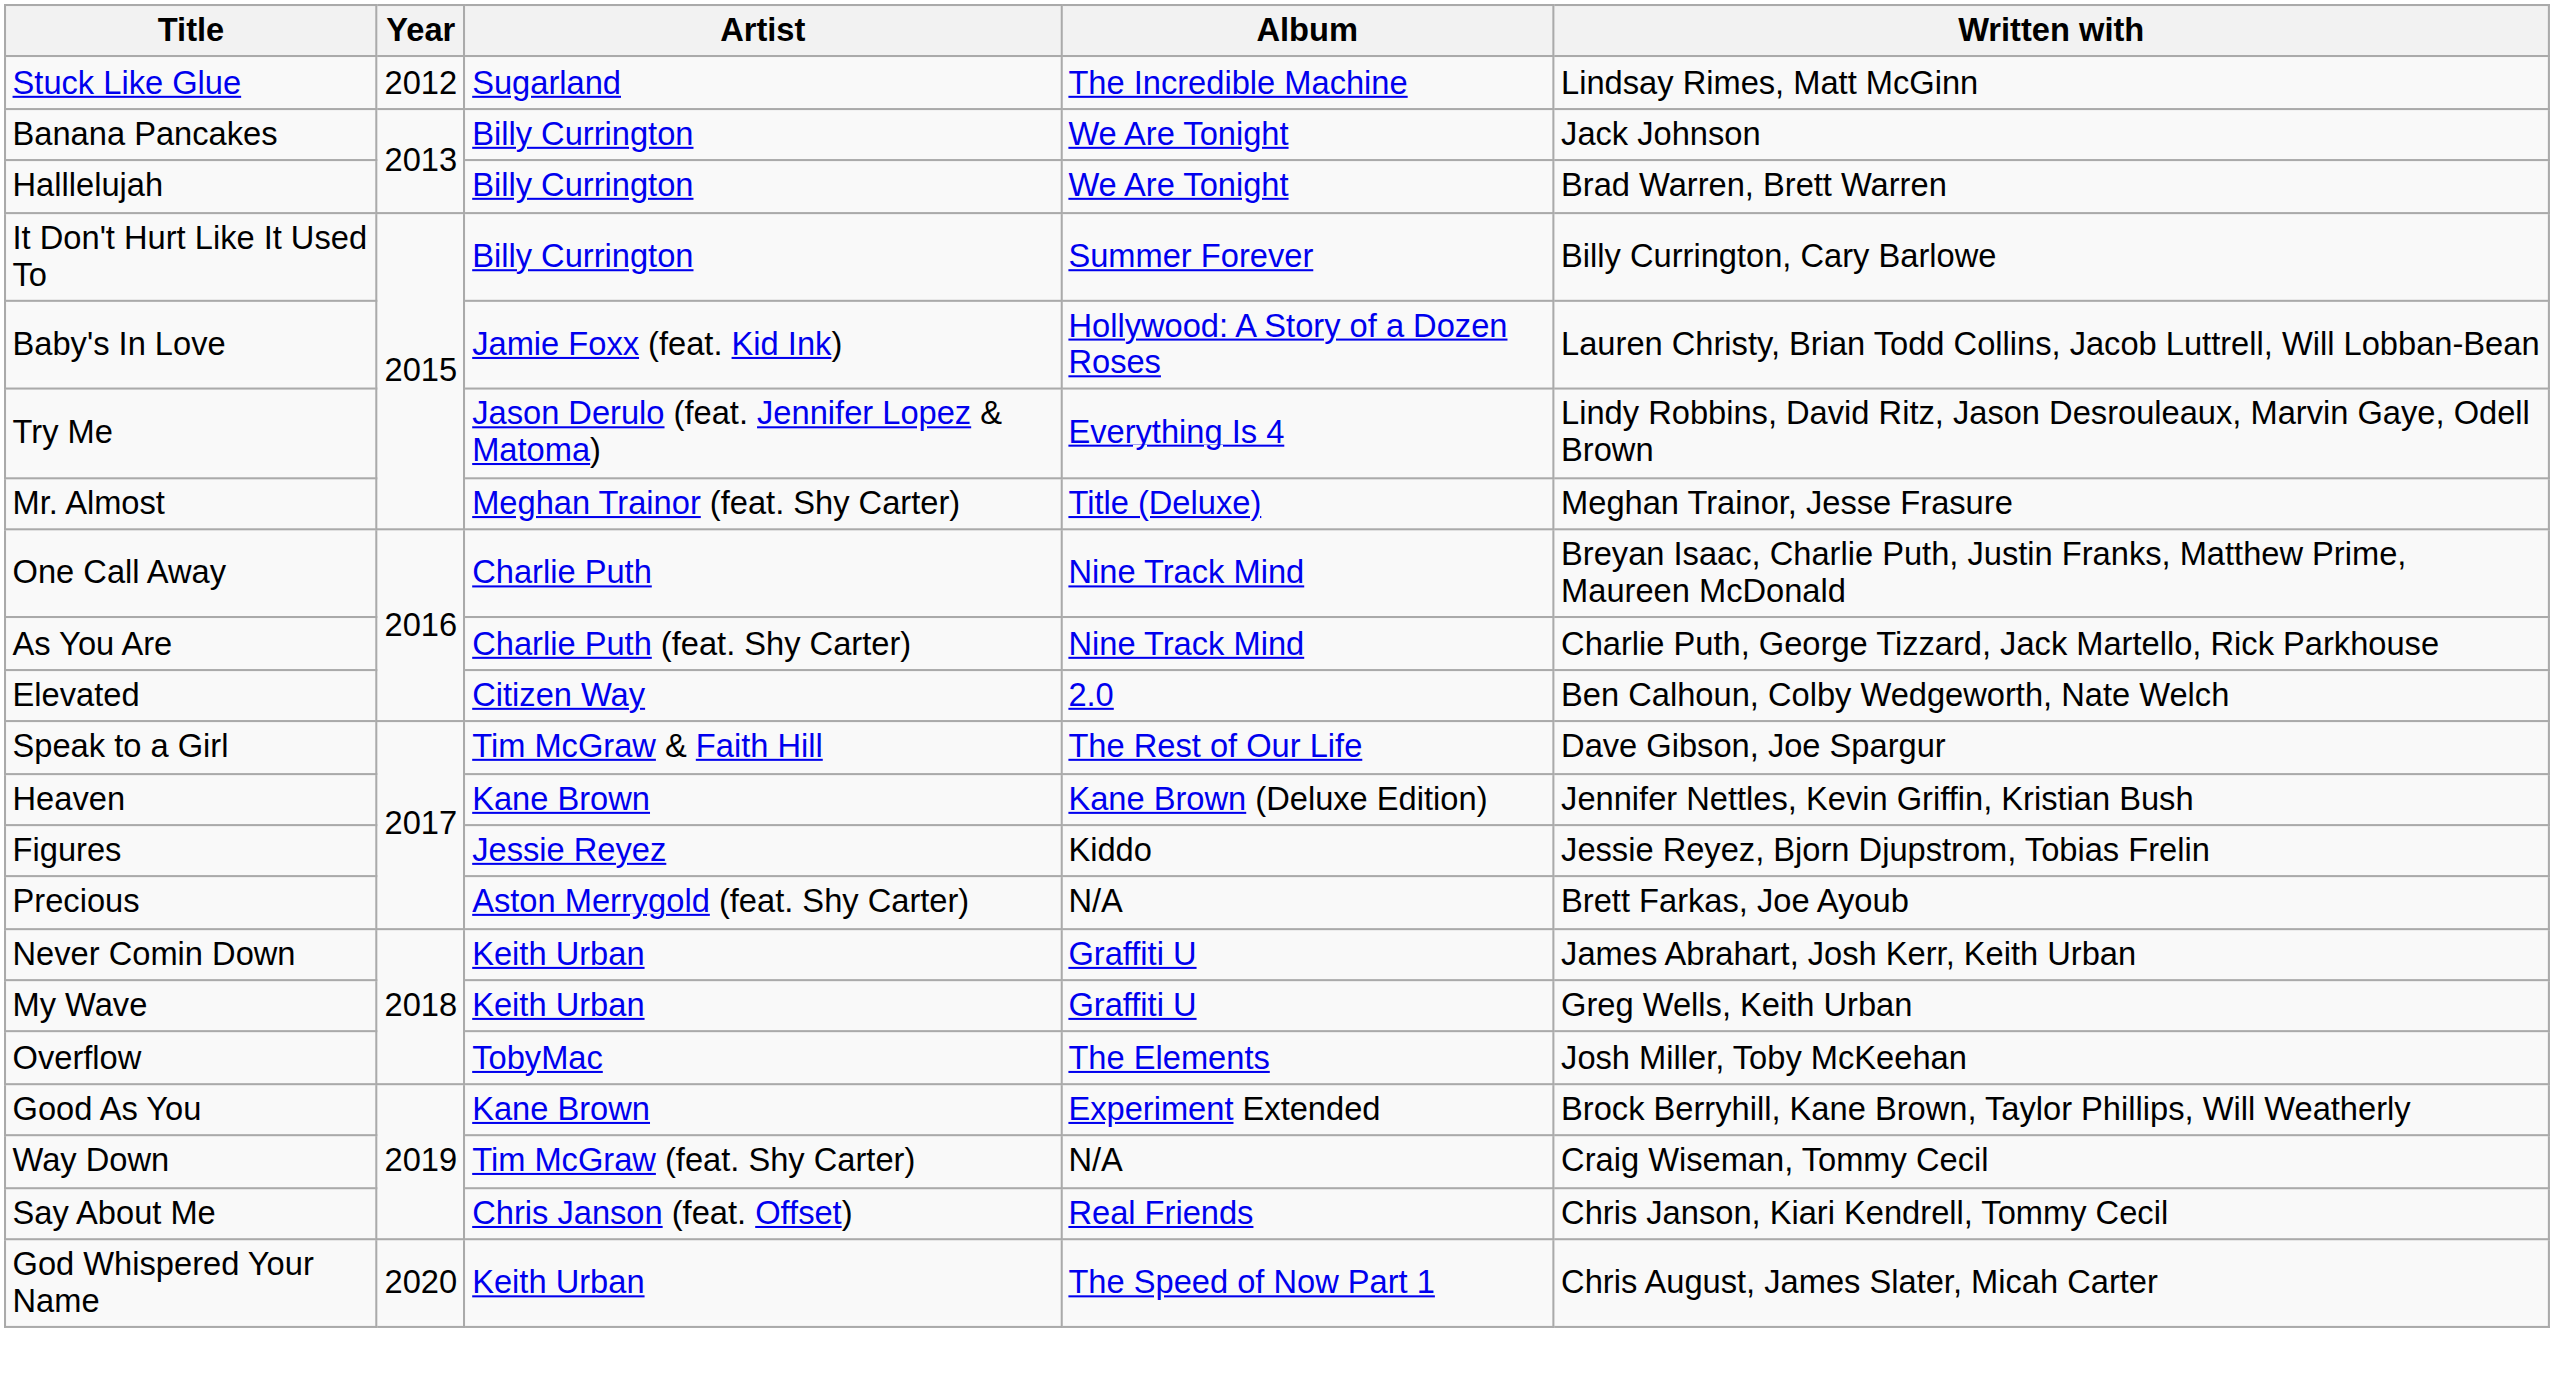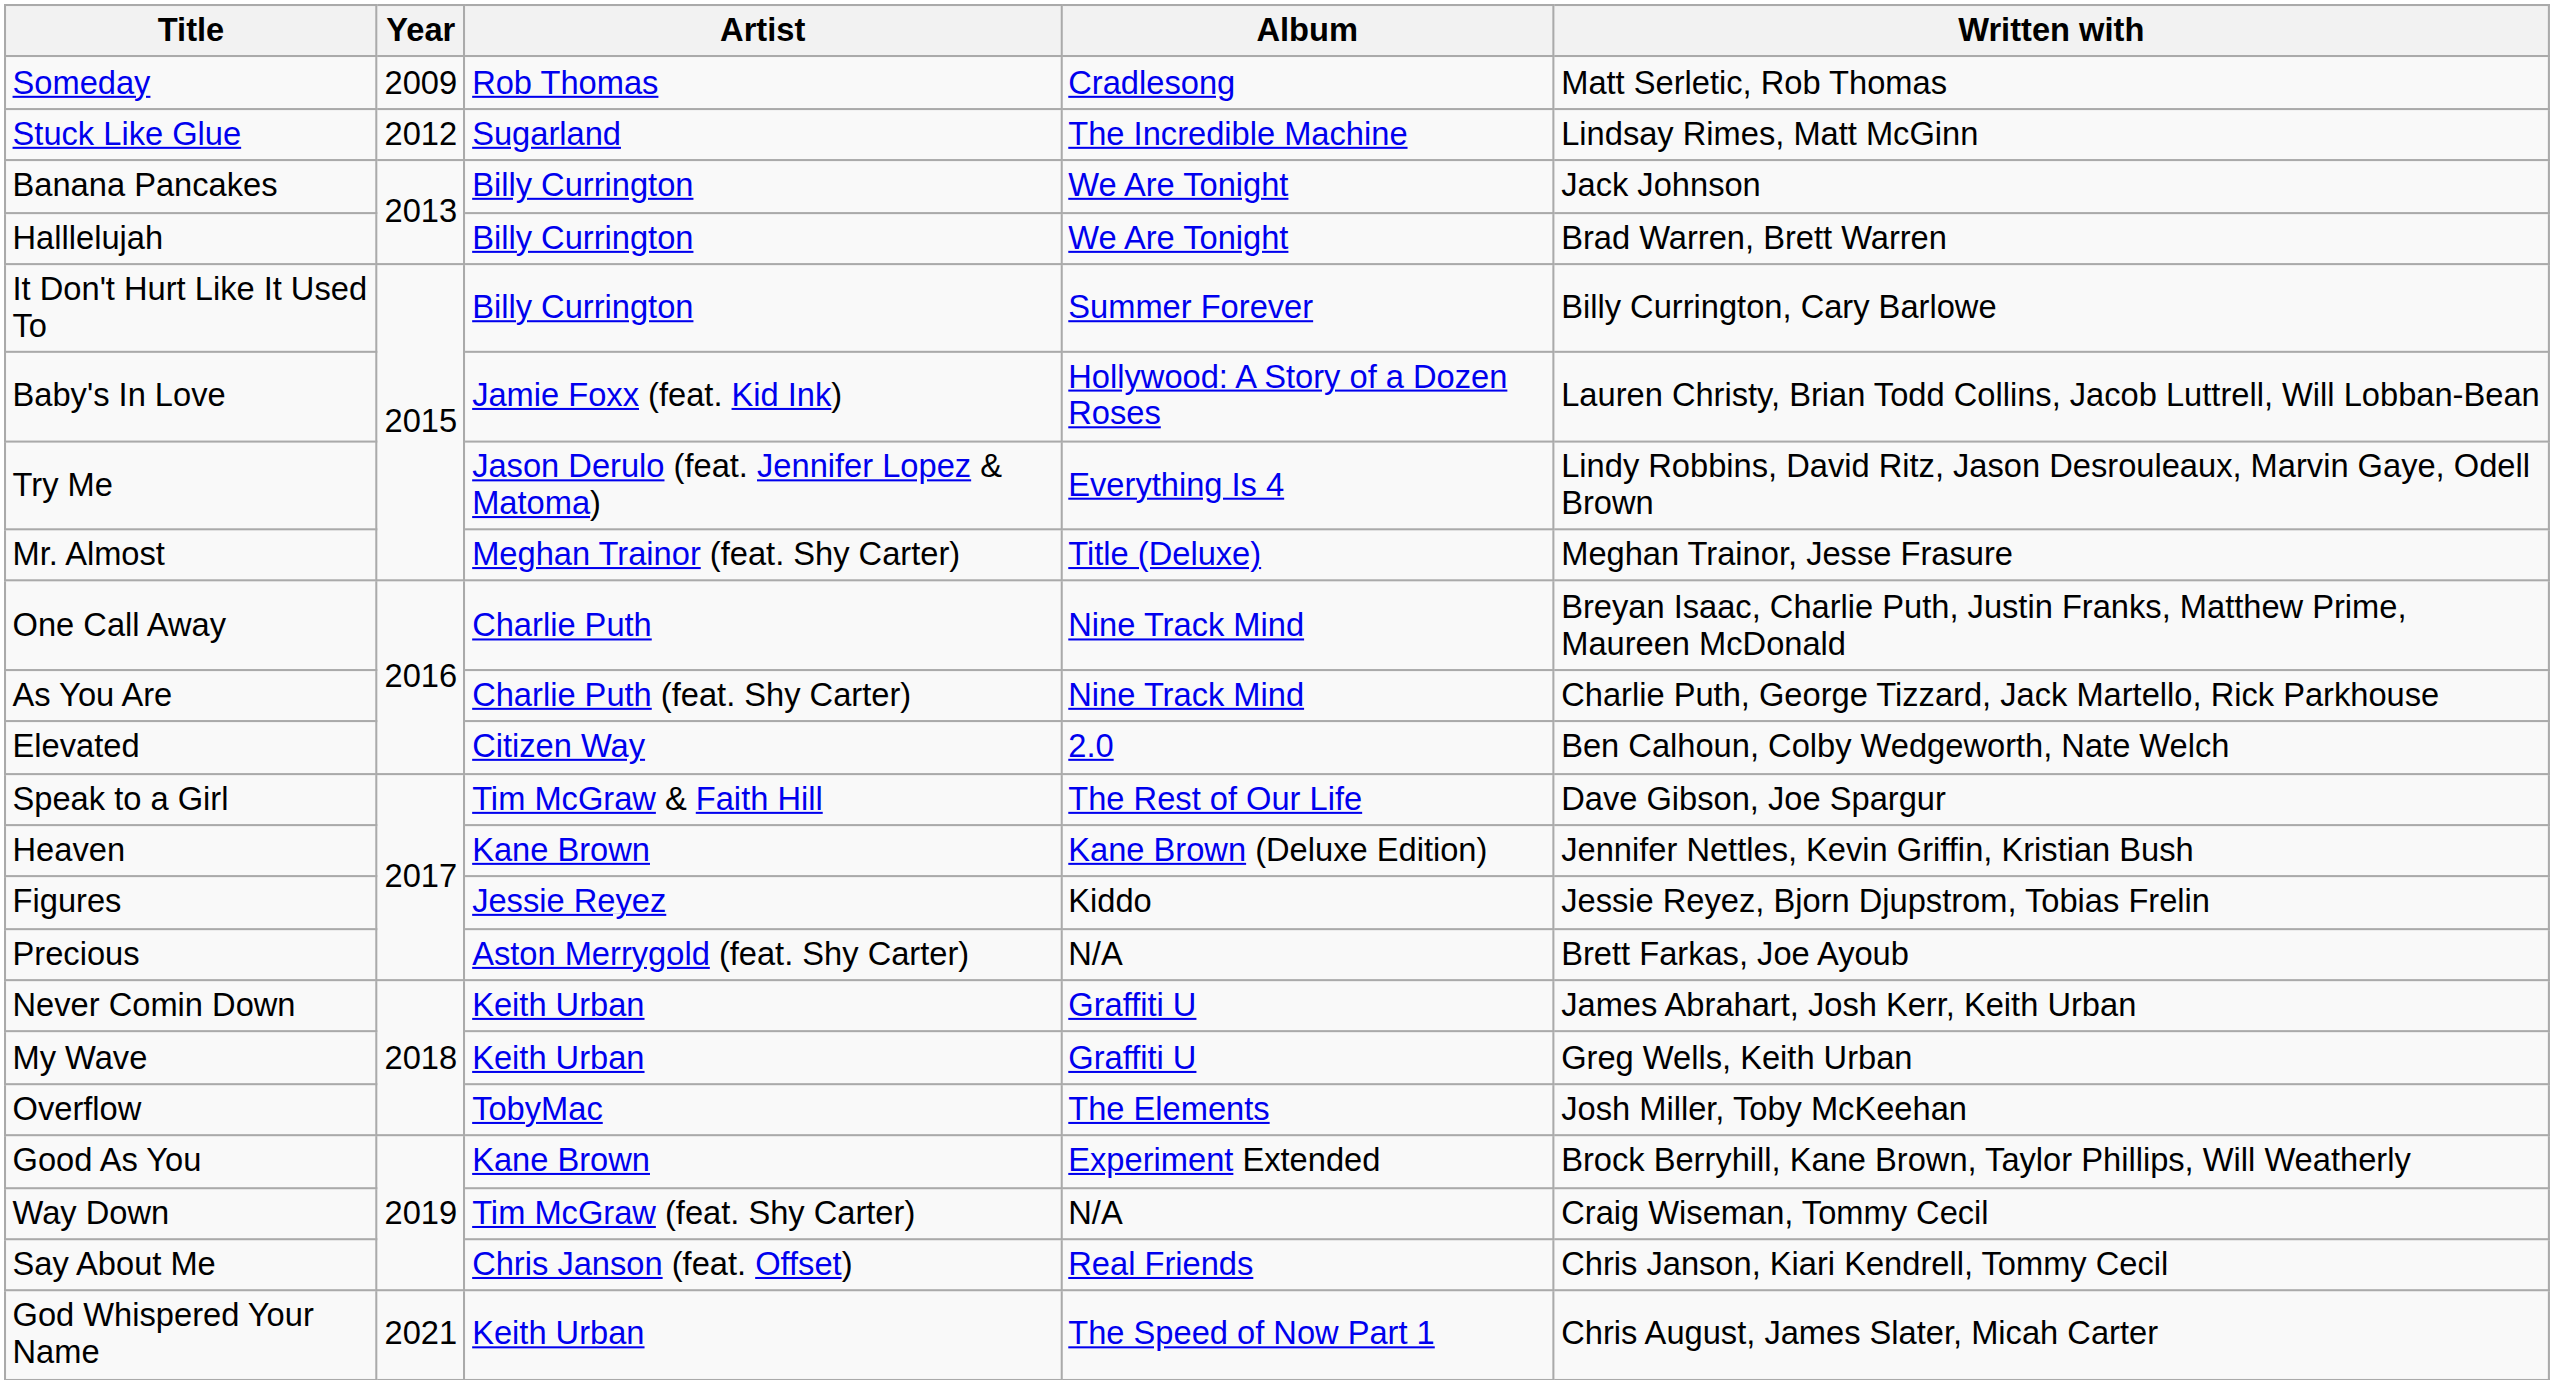+ row: (81, 82)
(421, 1282) 2020 -> (421, 1334) 2021
